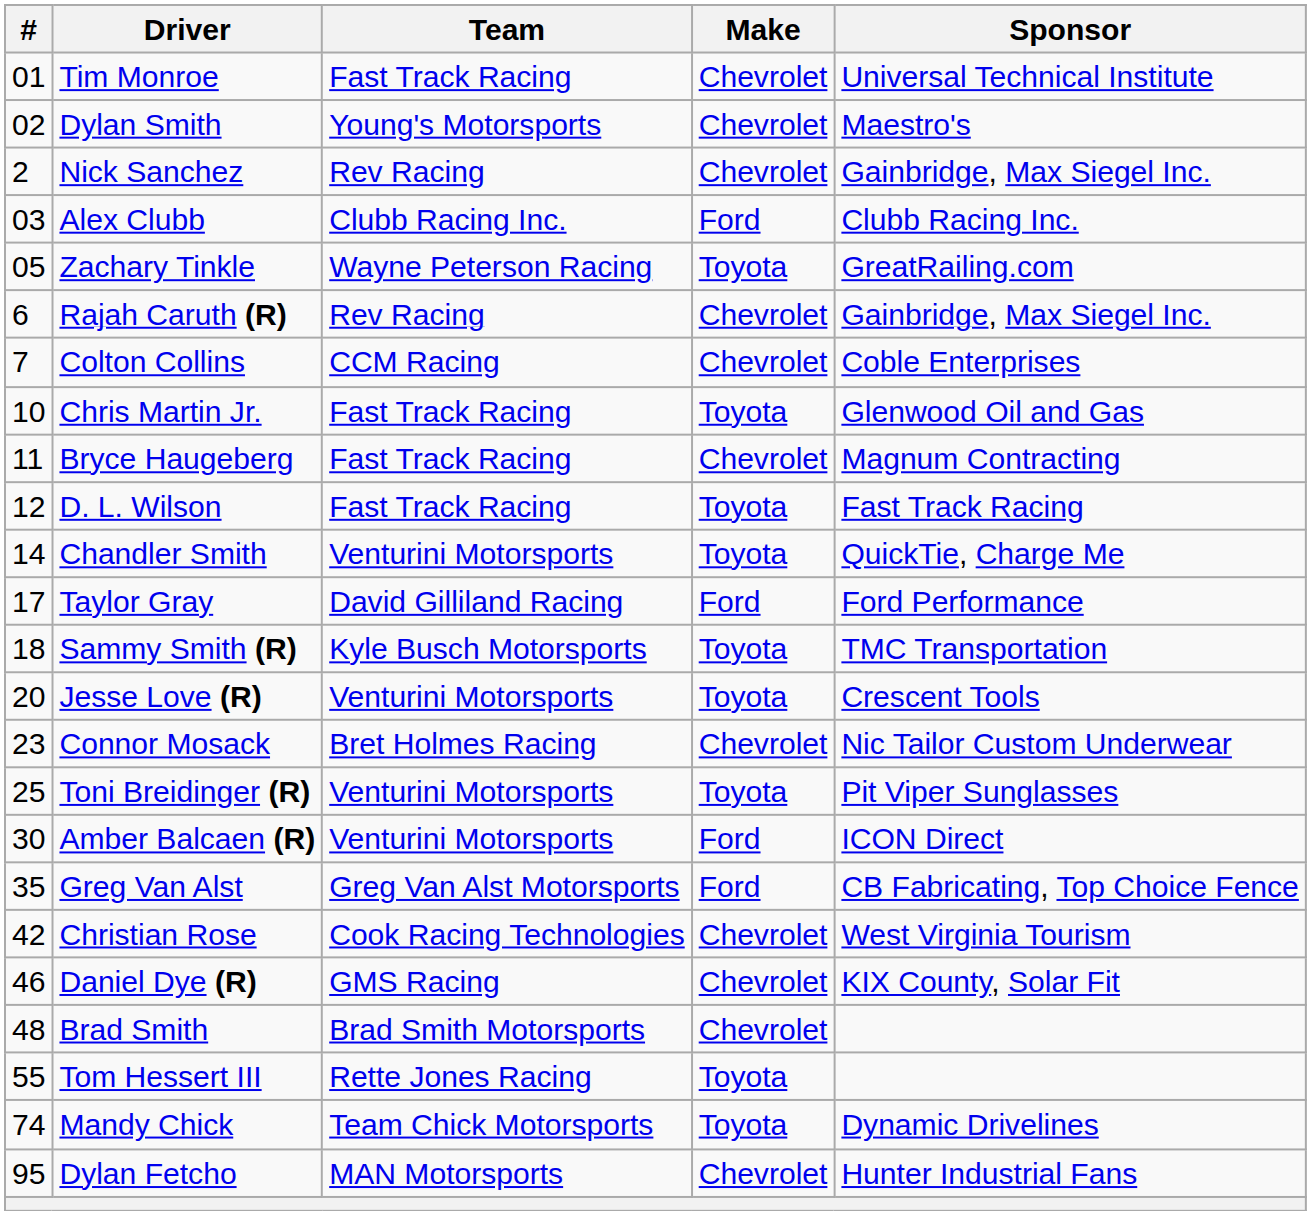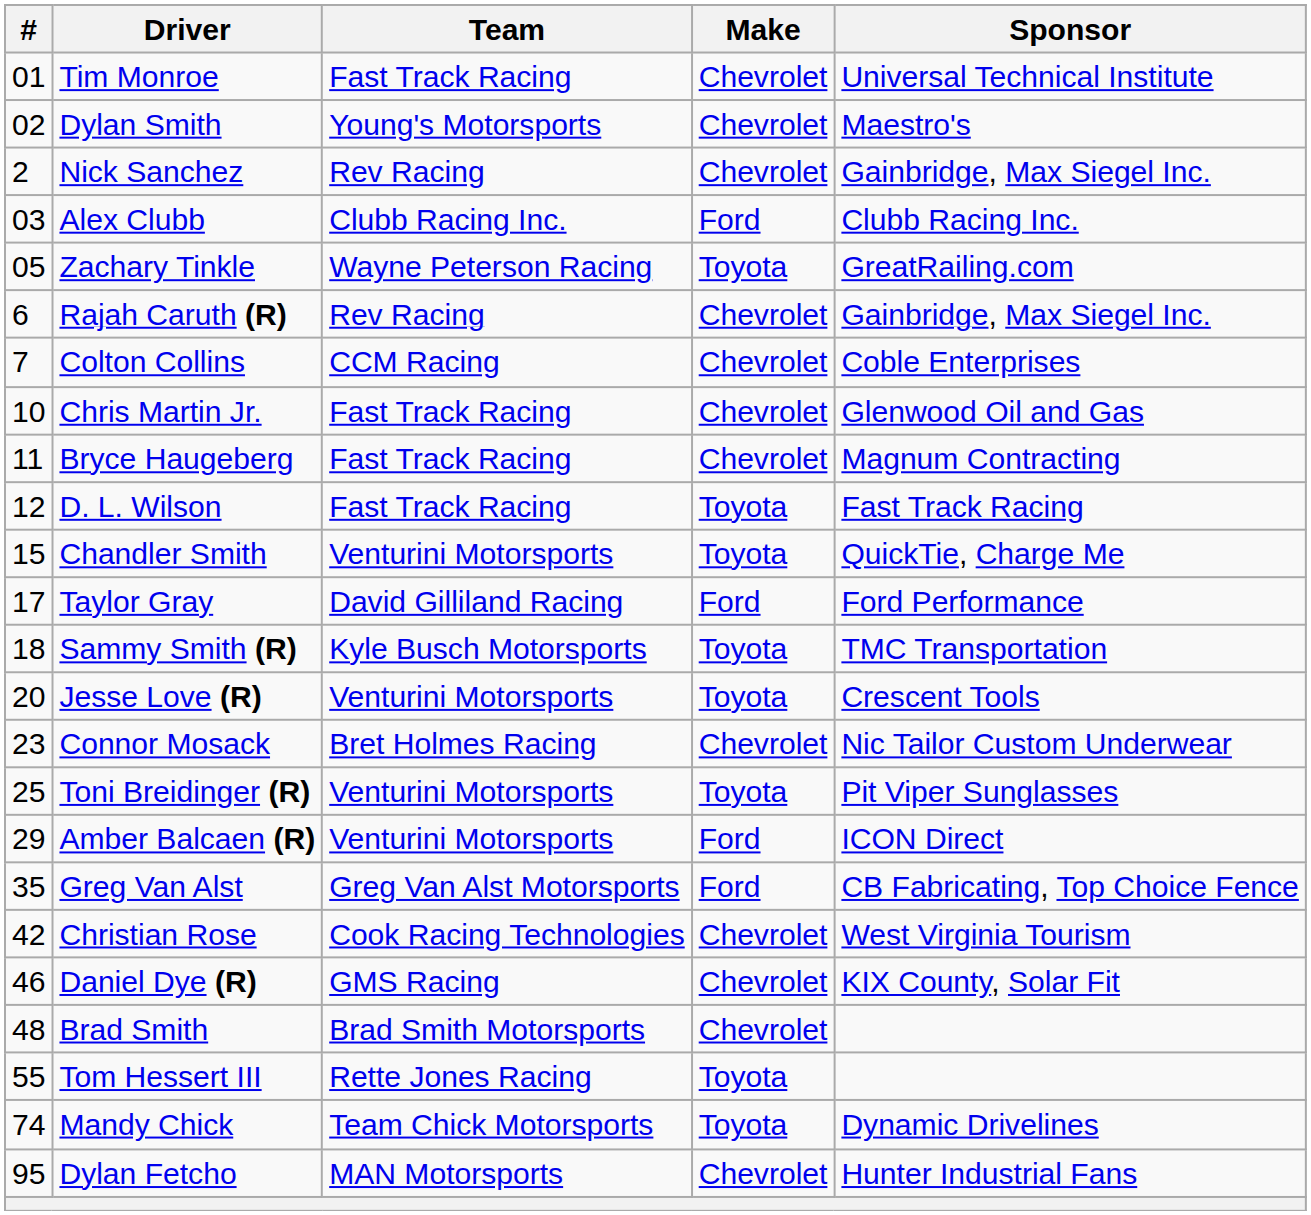(743, 410) Toyota -> (763, 410) Chevrolet
(29, 553) 14 -> (29, 553) 15
(29, 839) 30 -> (29, 839) 29
